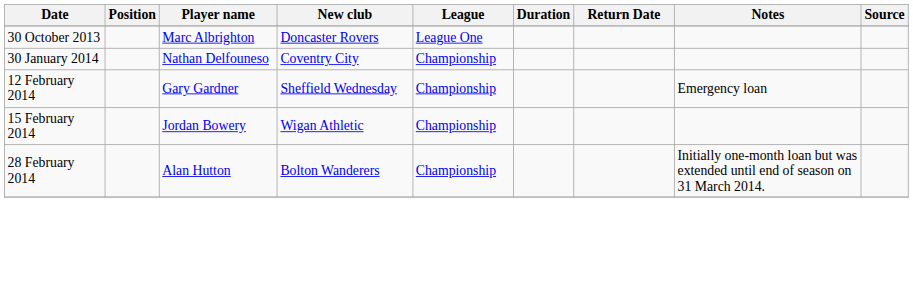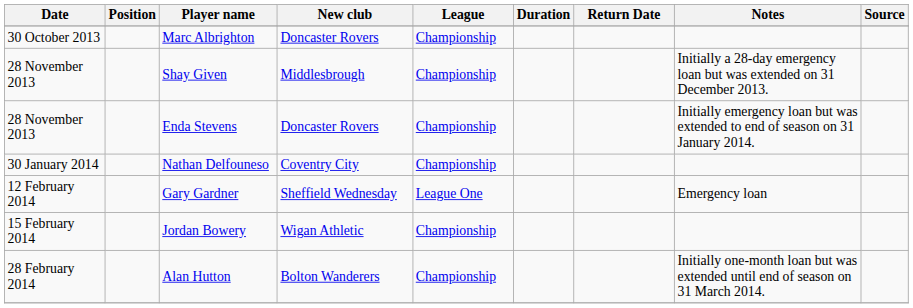(449, 37) League One -> (456, 37) Championship
+ row: (195, 74)
+ row: (200, 127)
(456, 88) Championship -> (449, 194) League One
